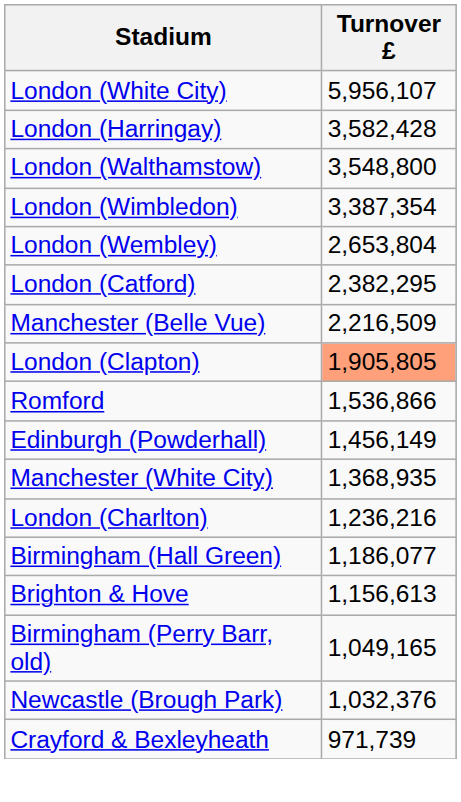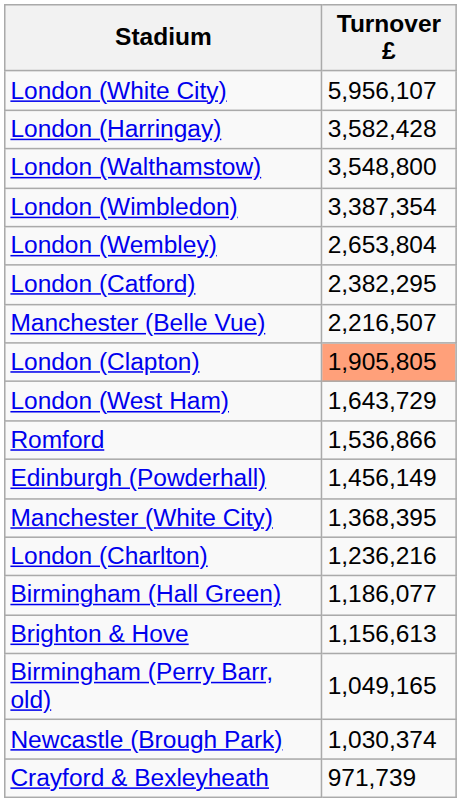(382, 323) 2,216,509 -> (382, 323) 2,216,507
+ row: (120, 400)
(382, 478) 1,368,935 -> (382, 517) 1,368,395
(382, 700) 1,032,376 -> (382, 738) 1,030,374
